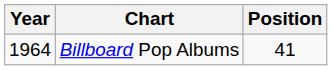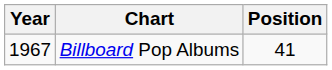(30, 49) 1964 -> (30, 49) 1967
